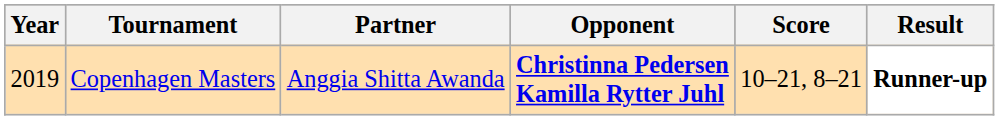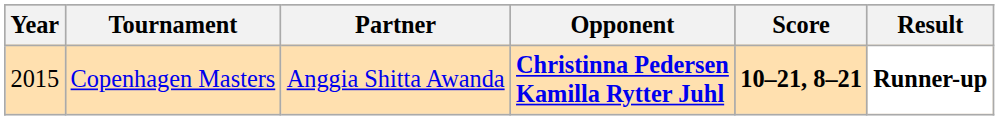(35, 79) 2019 -> (35, 79) 2015
(801, 79) normal -> (801, 79) bold
